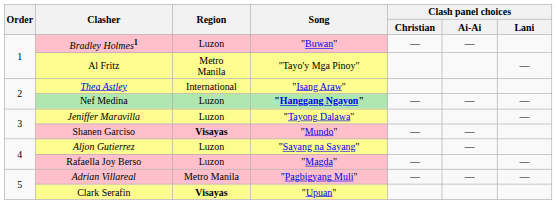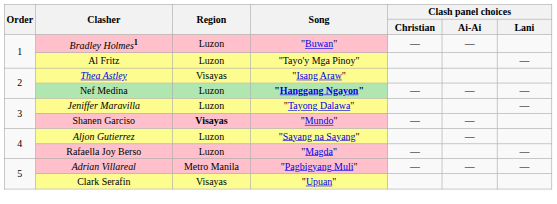(211, 66) Metro Manila -> (211, 61) Luzon
(211, 86) International -> (211, 76) Visayas
(211, 192) bold -> (211, 181) normal
